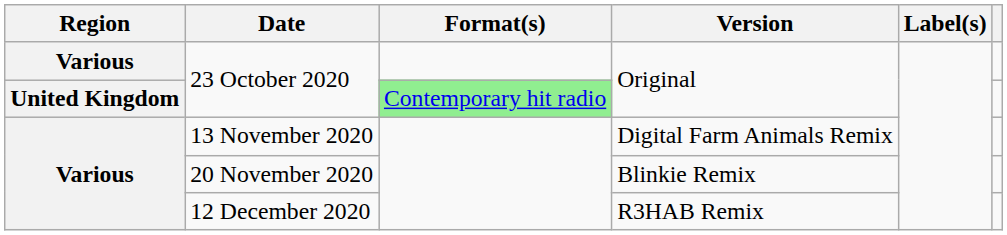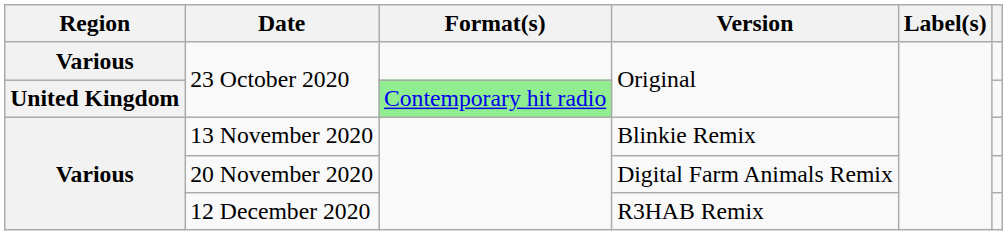(755, 135) Digital Farm Animals Remix -> (687, 135) Blinkie Remix
(687, 173) Blinkie Remix -> (755, 173) Digital Farm Animals Remix
